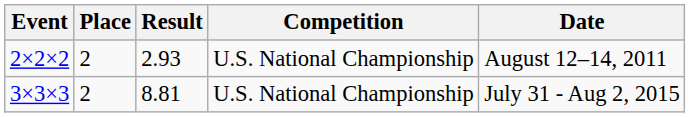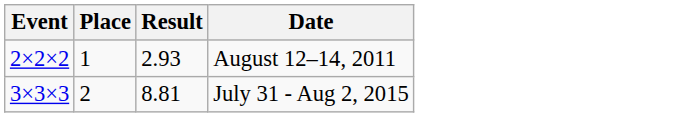- column: (344, 22)
(85, 58) 2 -> (85, 58) 1
